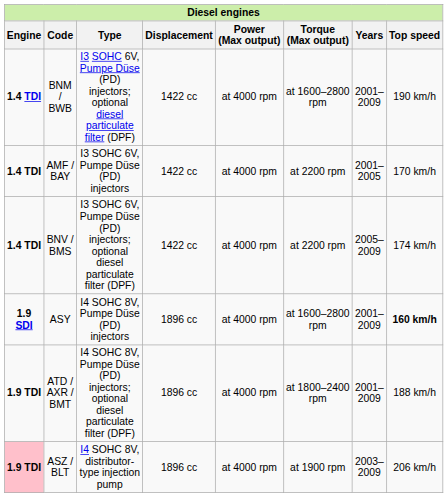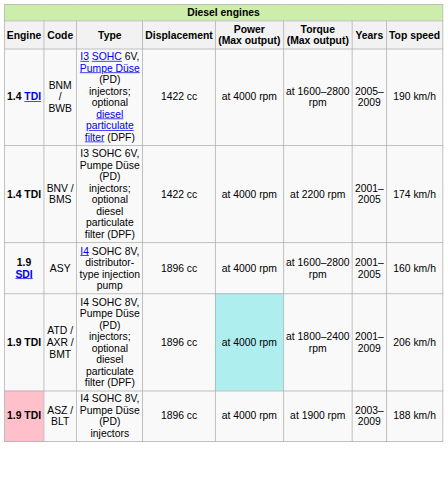(369, 98) 2001–2009 -> (369, 98) 2005–2009
- row: (60, 172)
(369, 246) 2005–2009 -> (369, 195) 2001–2005
(110, 319) I4 SOHC 8V, Pumpe Düse (PD) injectors -> (110, 269) I4 SOHC 8V, distributor-type injection pump
(369, 319) 2001–2009 -> (369, 269) 2001–2005
(415, 319) bold -> (415, 269) normal
(249, 393) no background -> (249, 343) paleturquoise background
(415, 393) 188 km/h -> (415, 343) 206 km/h
(110, 467) I4 SOHC 8V, distributor-type injection pump -> (110, 417) I4 SOHC 8V, Pumpe Düse (PD) injectors
(415, 467) 206 km/h -> (415, 417) 188 km/h
